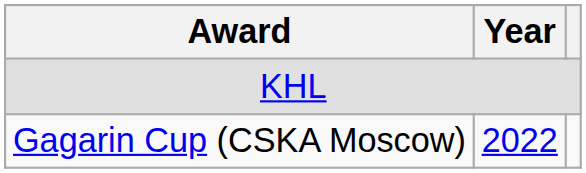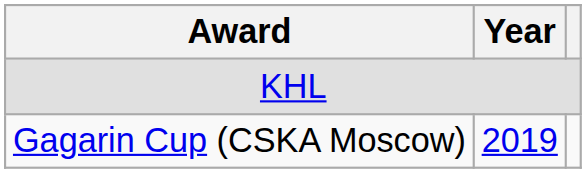(520, 140) 2022 -> (520, 140) 2019
